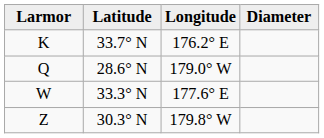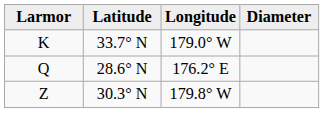(201, 42) 176.2° E -> (201, 42) 179.0° W
(201, 68) 179.0° W -> (201, 68) 176.2° E
- row: (44, 94)
